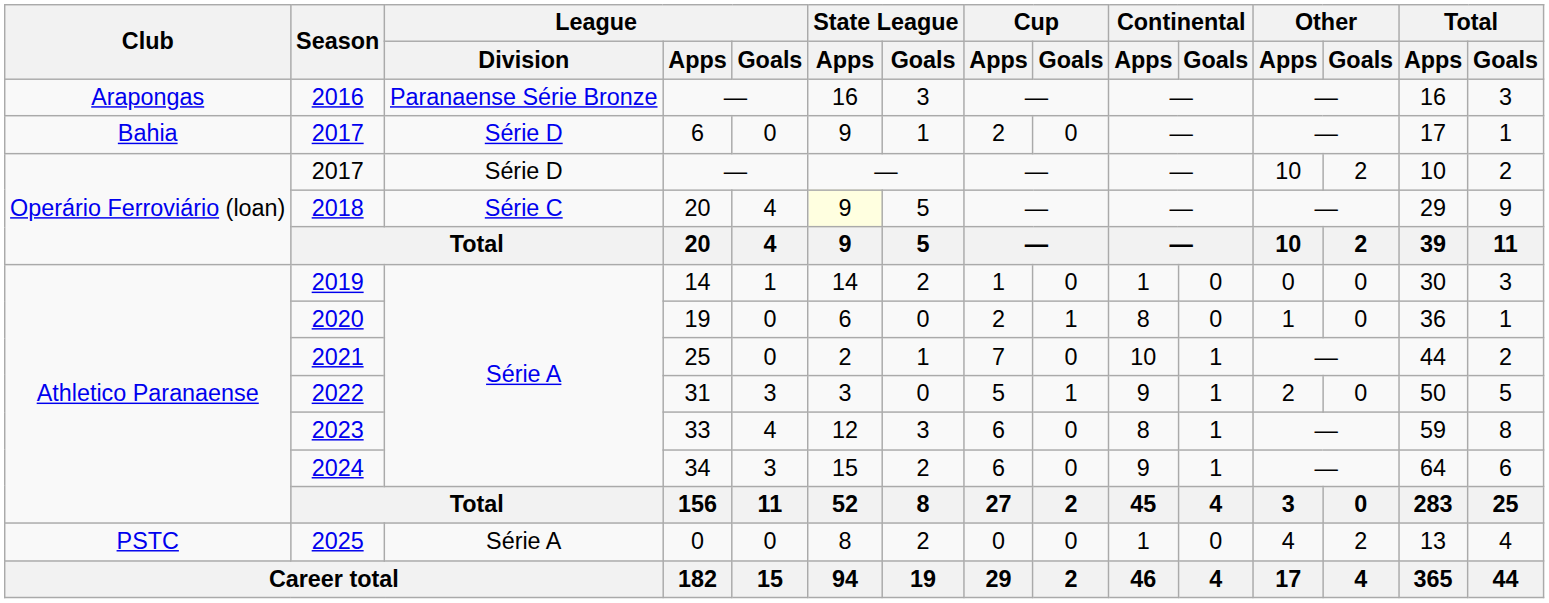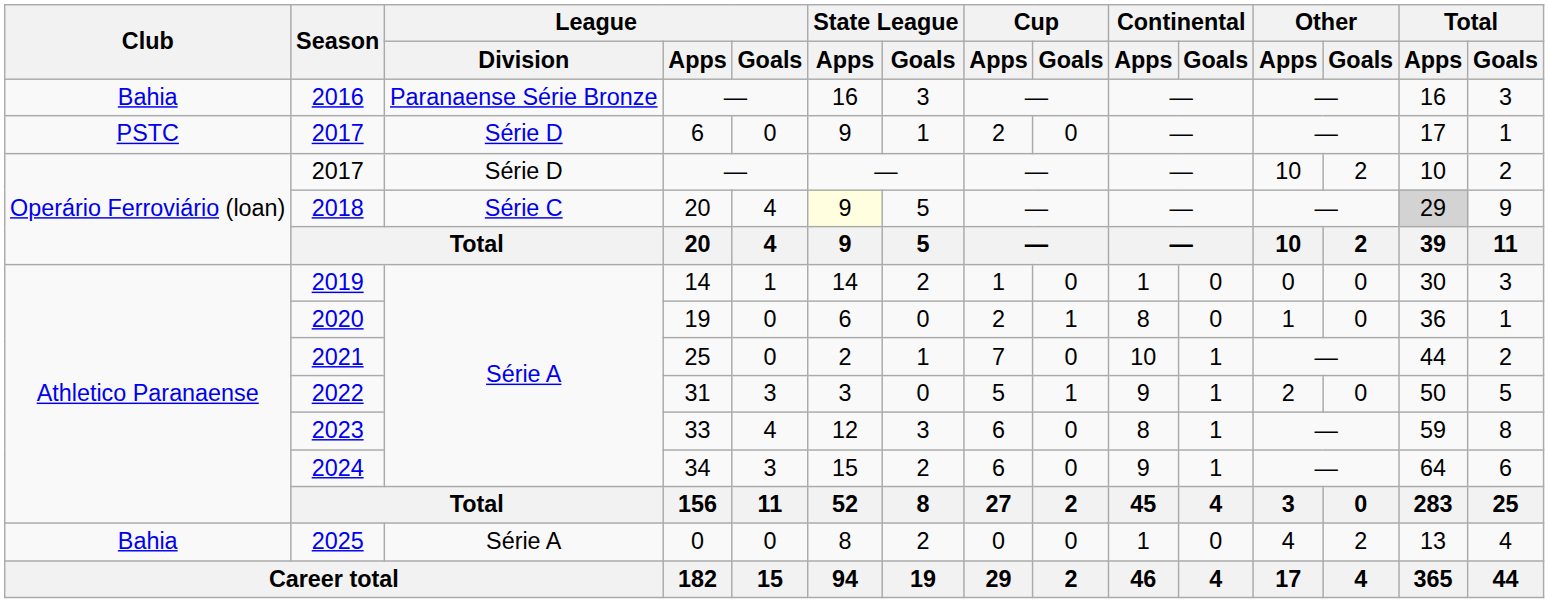(148, 97) Arapongas -> (148, 97) Bahia
(148, 134) Bahia -> (148, 134) PSTC
(1433, 208) no background -> (1433, 208) lightgrey background
(148, 541) PSTC -> (148, 541) Bahia
